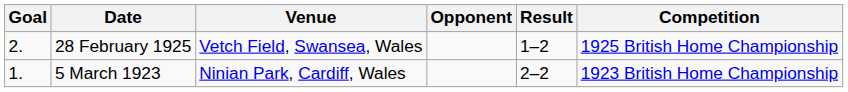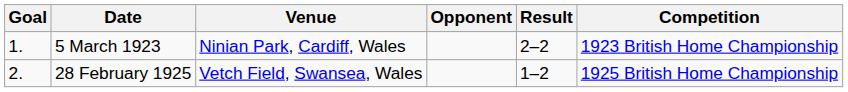rows swapped: (108, 73) <-> (123, 45)
